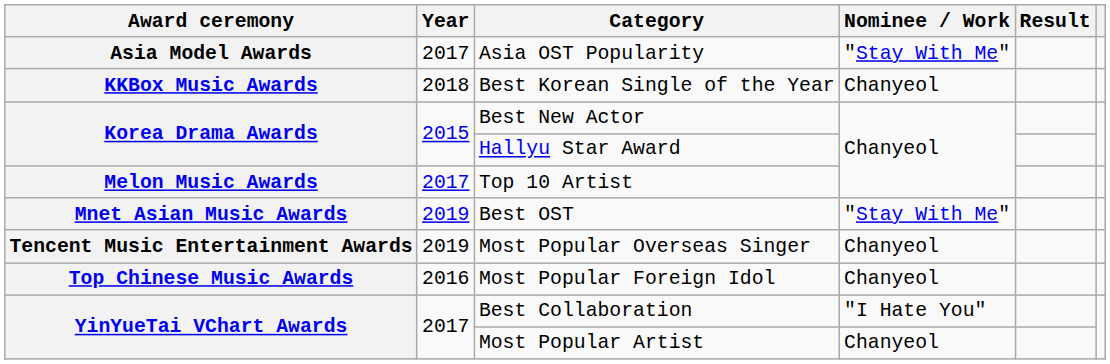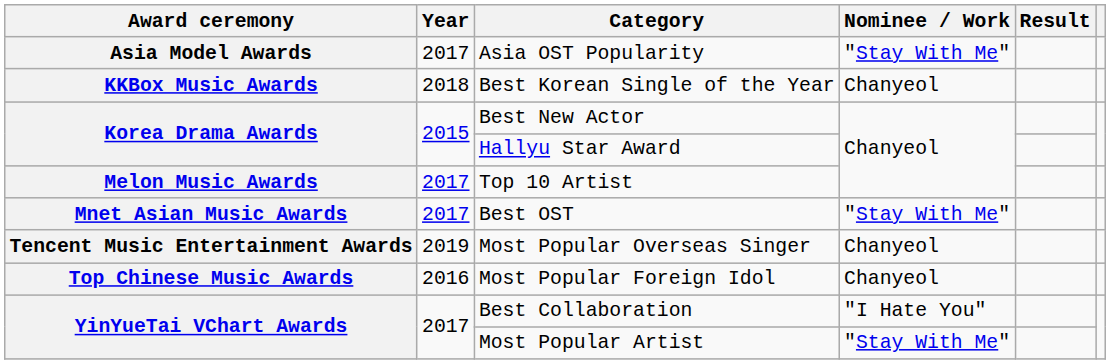(446, 214) 2019 -> (446, 214) 2017
(892, 343) Chanyeol -> (927, 343) "Stay With Me"
